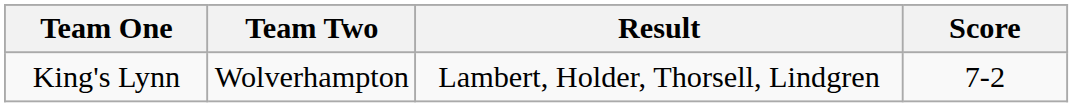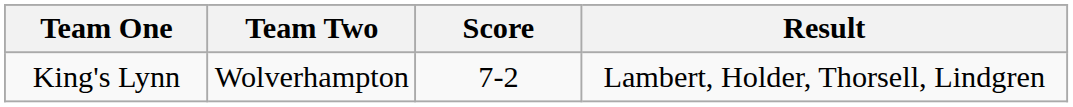columns swapped: (985, 28) <-> (659, 28)
